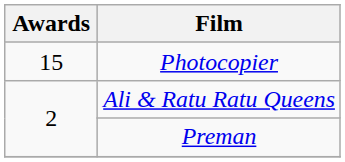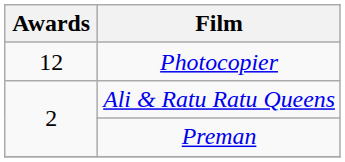(51, 61) 15 -> (51, 61) 12
